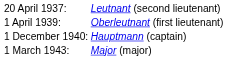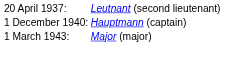- row: (32, 22)
